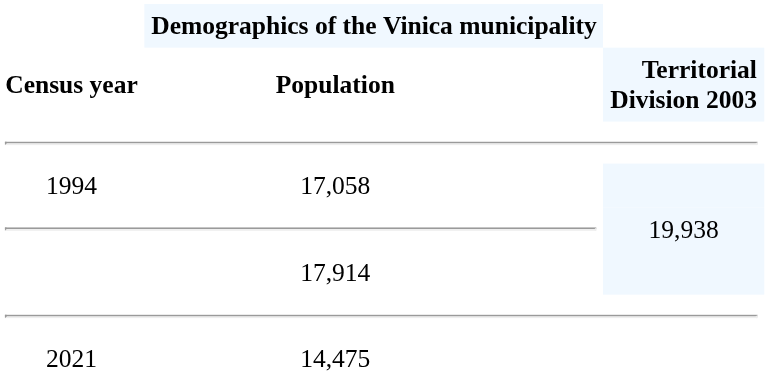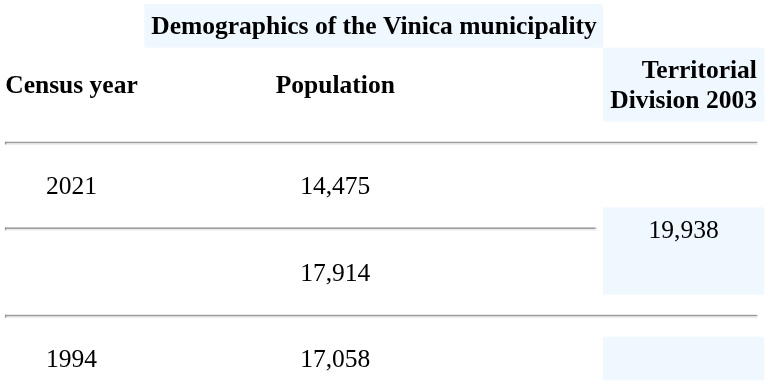rows swapped: (71, 185) <-> (71, 358)
